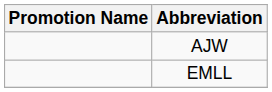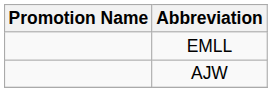rows swapped: (209, 45) <-> (209, 73)
